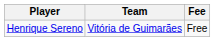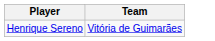- column: (197, 12)
